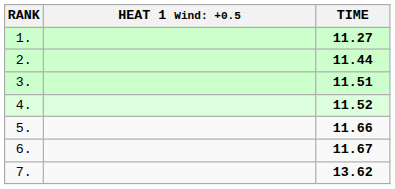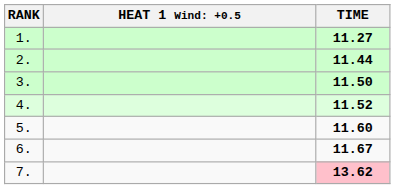(353, 83) 11.51 -> (353, 83) 11.50
(353, 128) 11.66 -> (353, 128) 11.60
(353, 172) no background -> (353, 172) pink background
